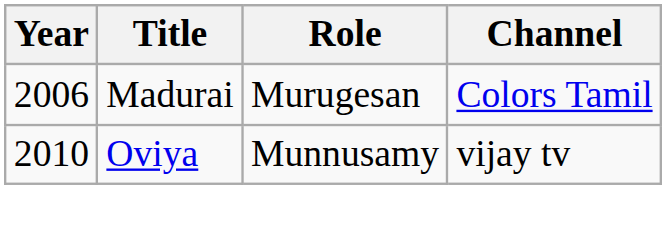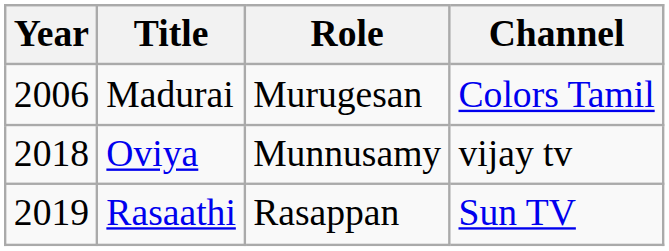(51, 153) 2010 -> (51, 153) 2018
+ row: (171, 213)
